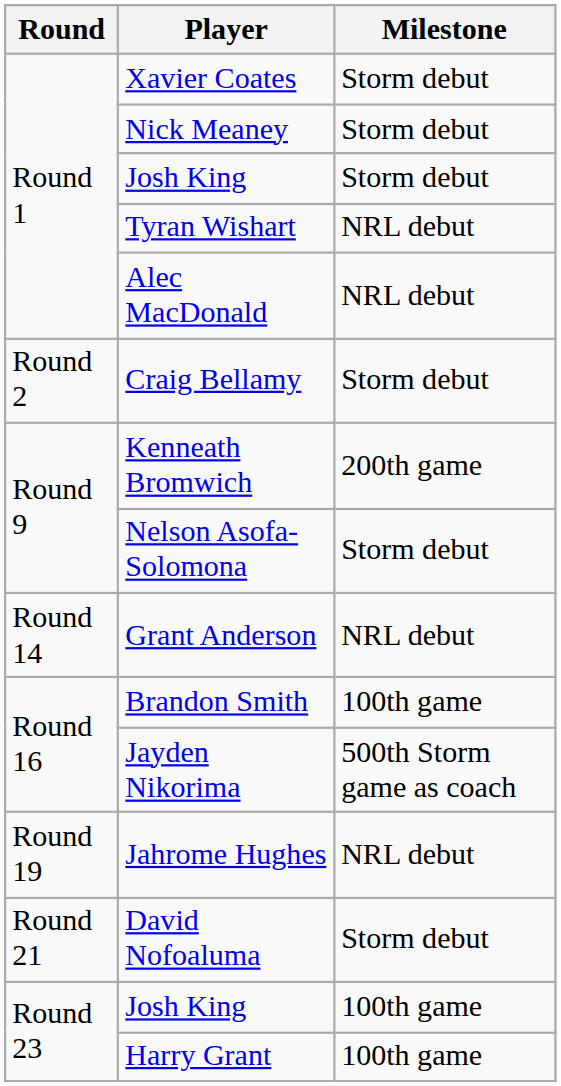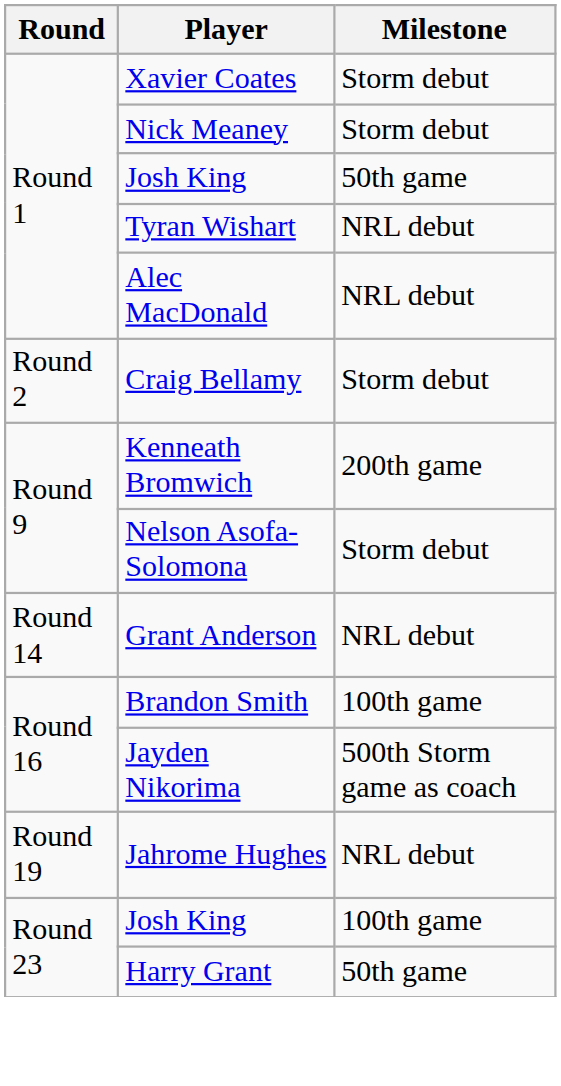(415, 177) Storm debut -> (404, 177) 50th game
- row: (52, 938)
(412, 1055) 100th game -> (404, 970) 50th game
